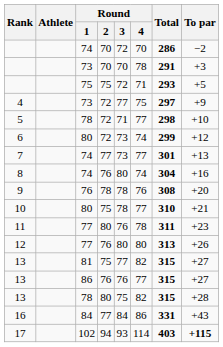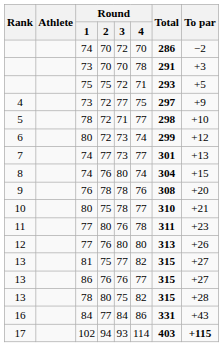(200, 173) +16 -> (200, 173) +15
